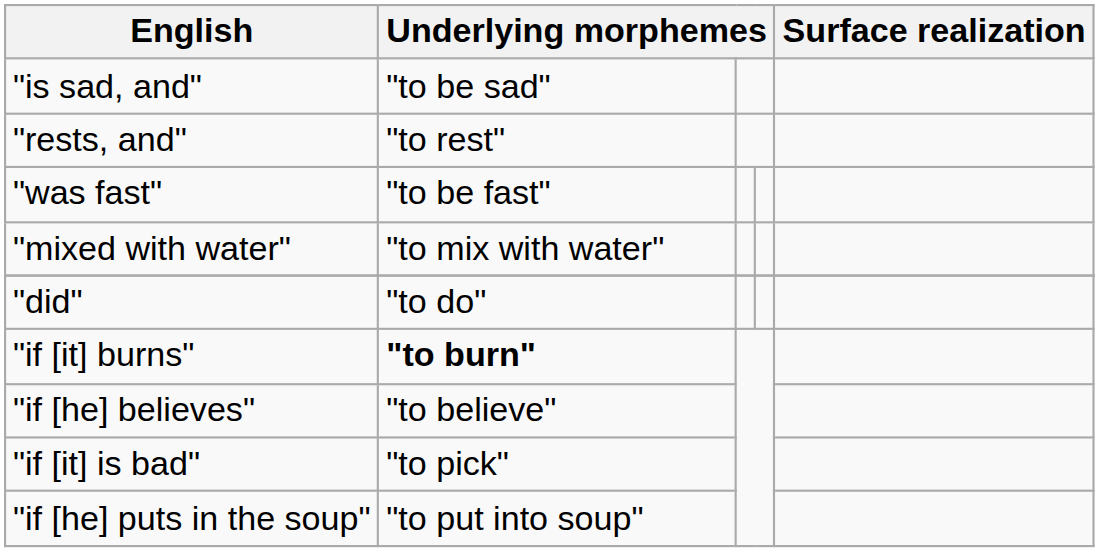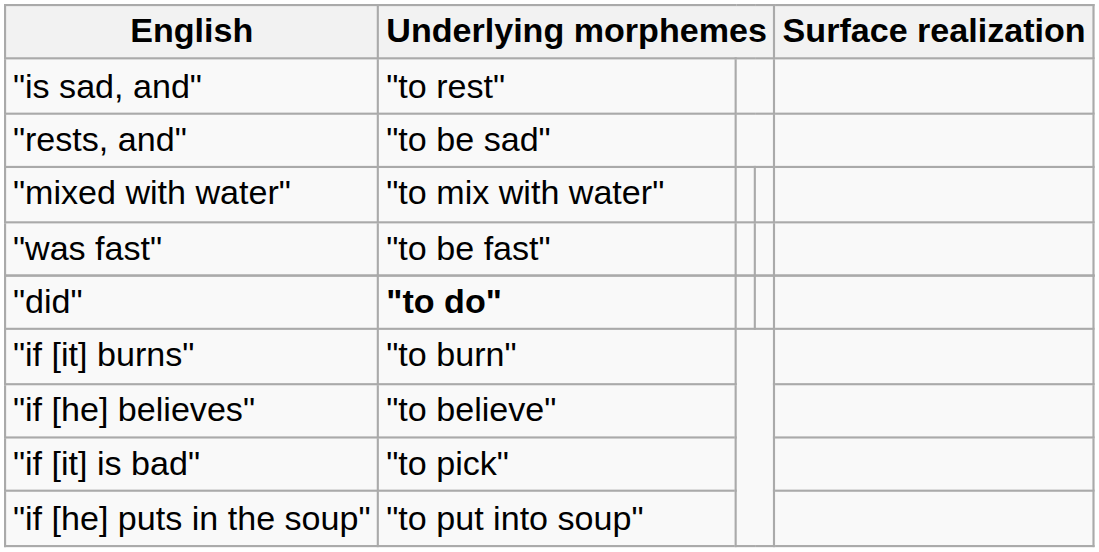(468, 85) "to be sad" -> (446, 85) "to rest"
(446, 139) "to rest" -> (468, 139) "to be sad"
rows swapped: (88, 193) <-> (152, 247)
(436, 301) normal -> (444, 301) bold
(461, 355) bold -> (451, 355) normal
